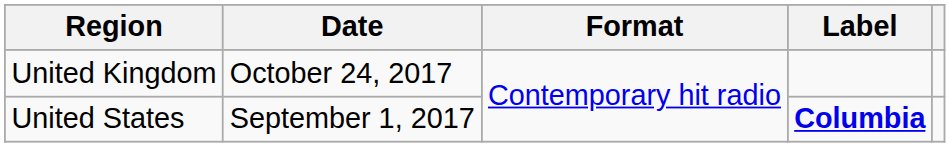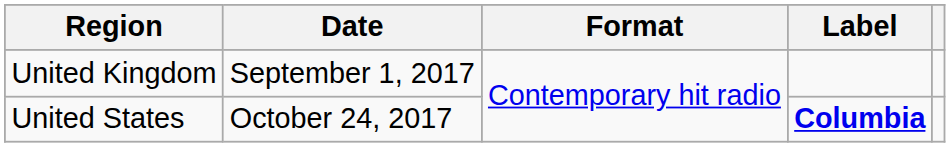(341, 73) October 24, 2017 -> (352, 73) September 1, 2017
(352, 118) September 1, 2017 -> (341, 118) October 24, 2017
